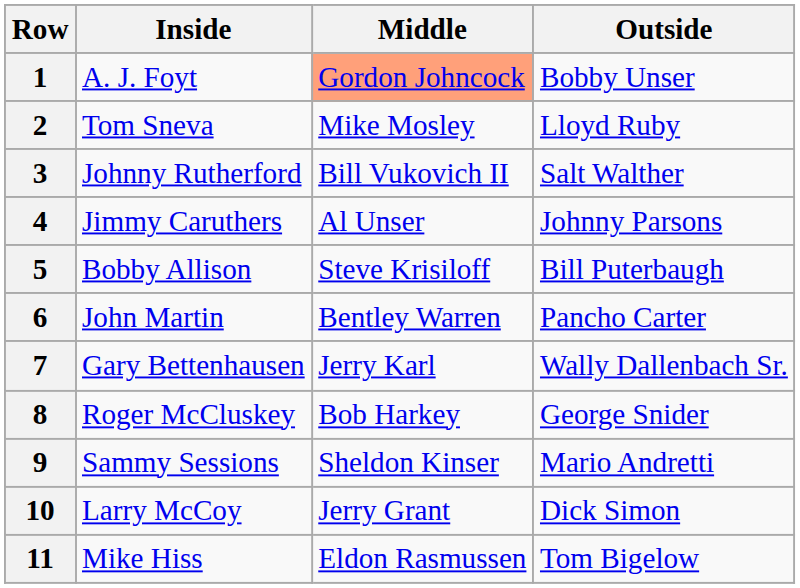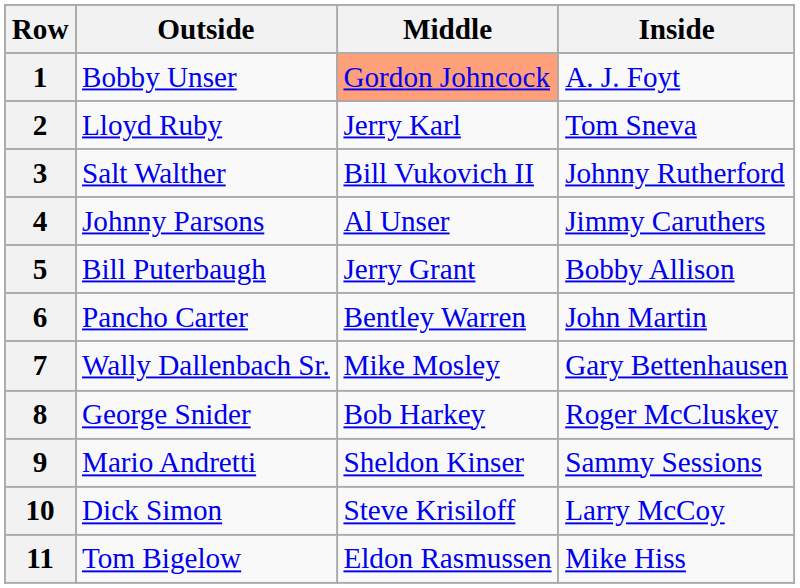columns swapped: (193, 28) <-> (664, 28)
(396, 124) Mike Mosley -> (402, 124) Jerry Karl
(404, 269) Steve Krisiloff -> (409, 269) Jerry Grant
(377, 365) Jerry Karl -> (422, 365) Mike Mosley
(384, 509) Jerry Grant -> (429, 509) Steve Krisiloff
